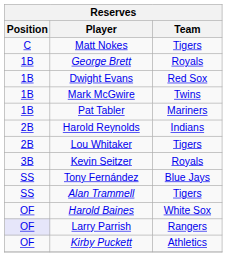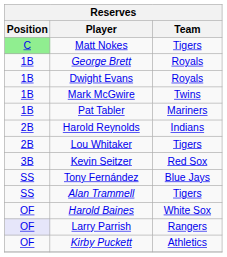(27, 45) no background -> (27, 45) lightgreen background
(187, 78) Red Sox -> (187, 78) Royals
(187, 161) Royals -> (187, 161) Red Sox
